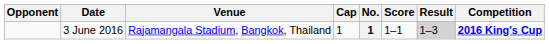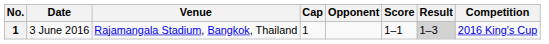columns swapped: (371, 13) <-> (33, 13)
(500, 30) bold -> (498, 30) normal
